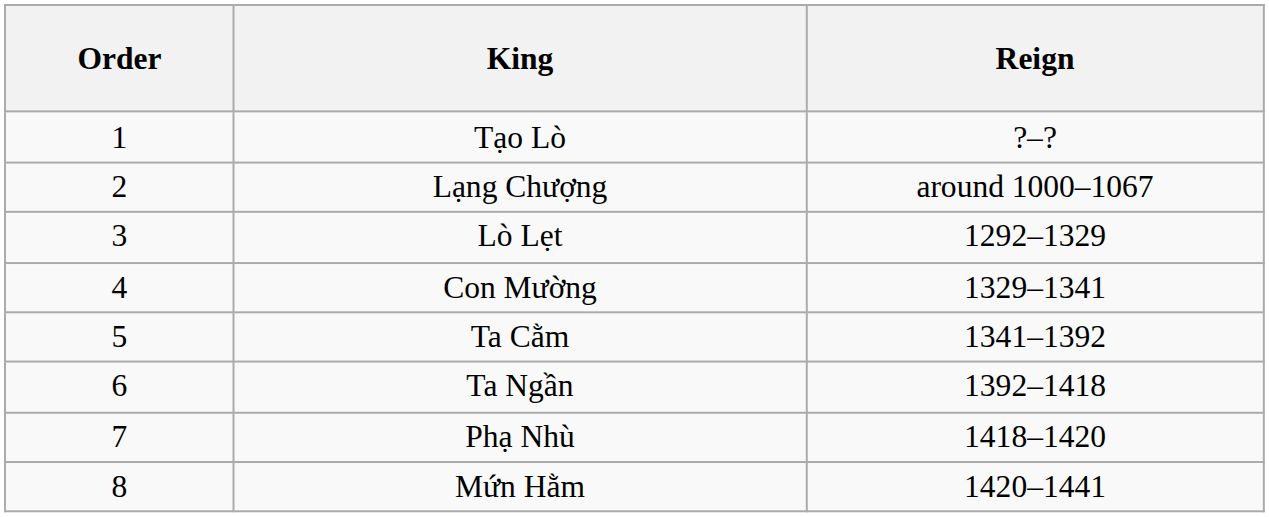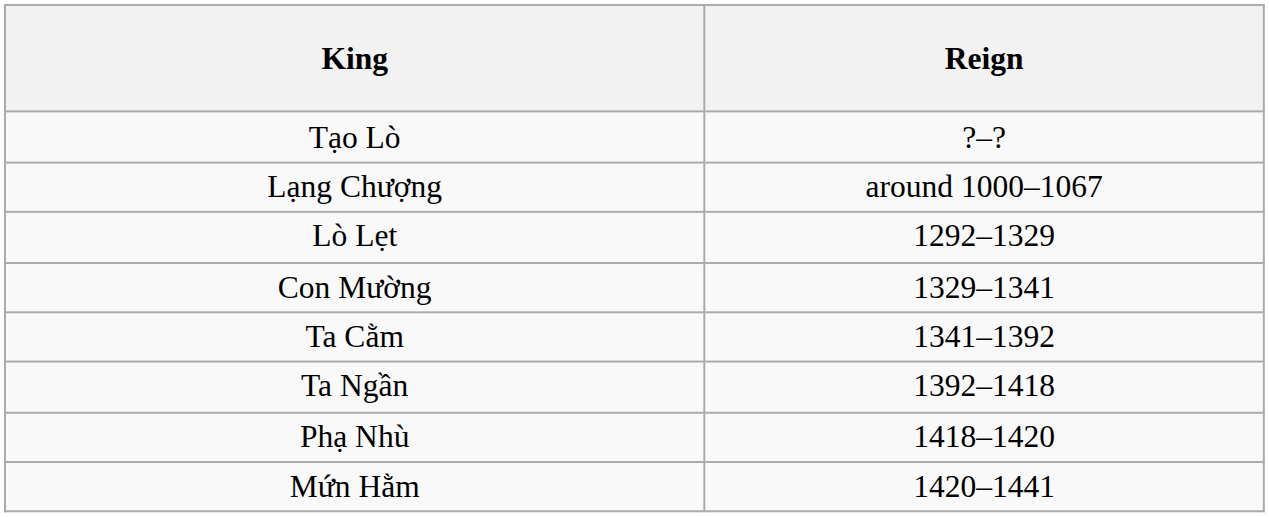- column: (119, 58)
